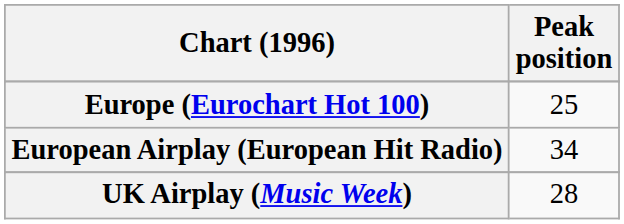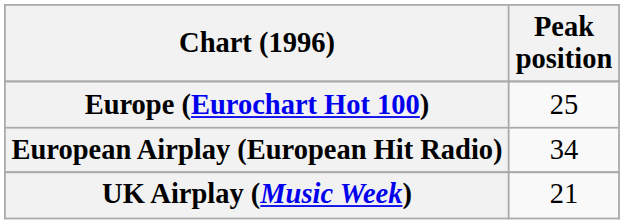(564, 194) 28 -> (564, 194) 21
